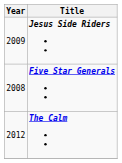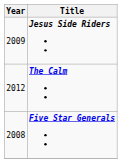rows swapped: (72, 84) <-> (72, 131)
